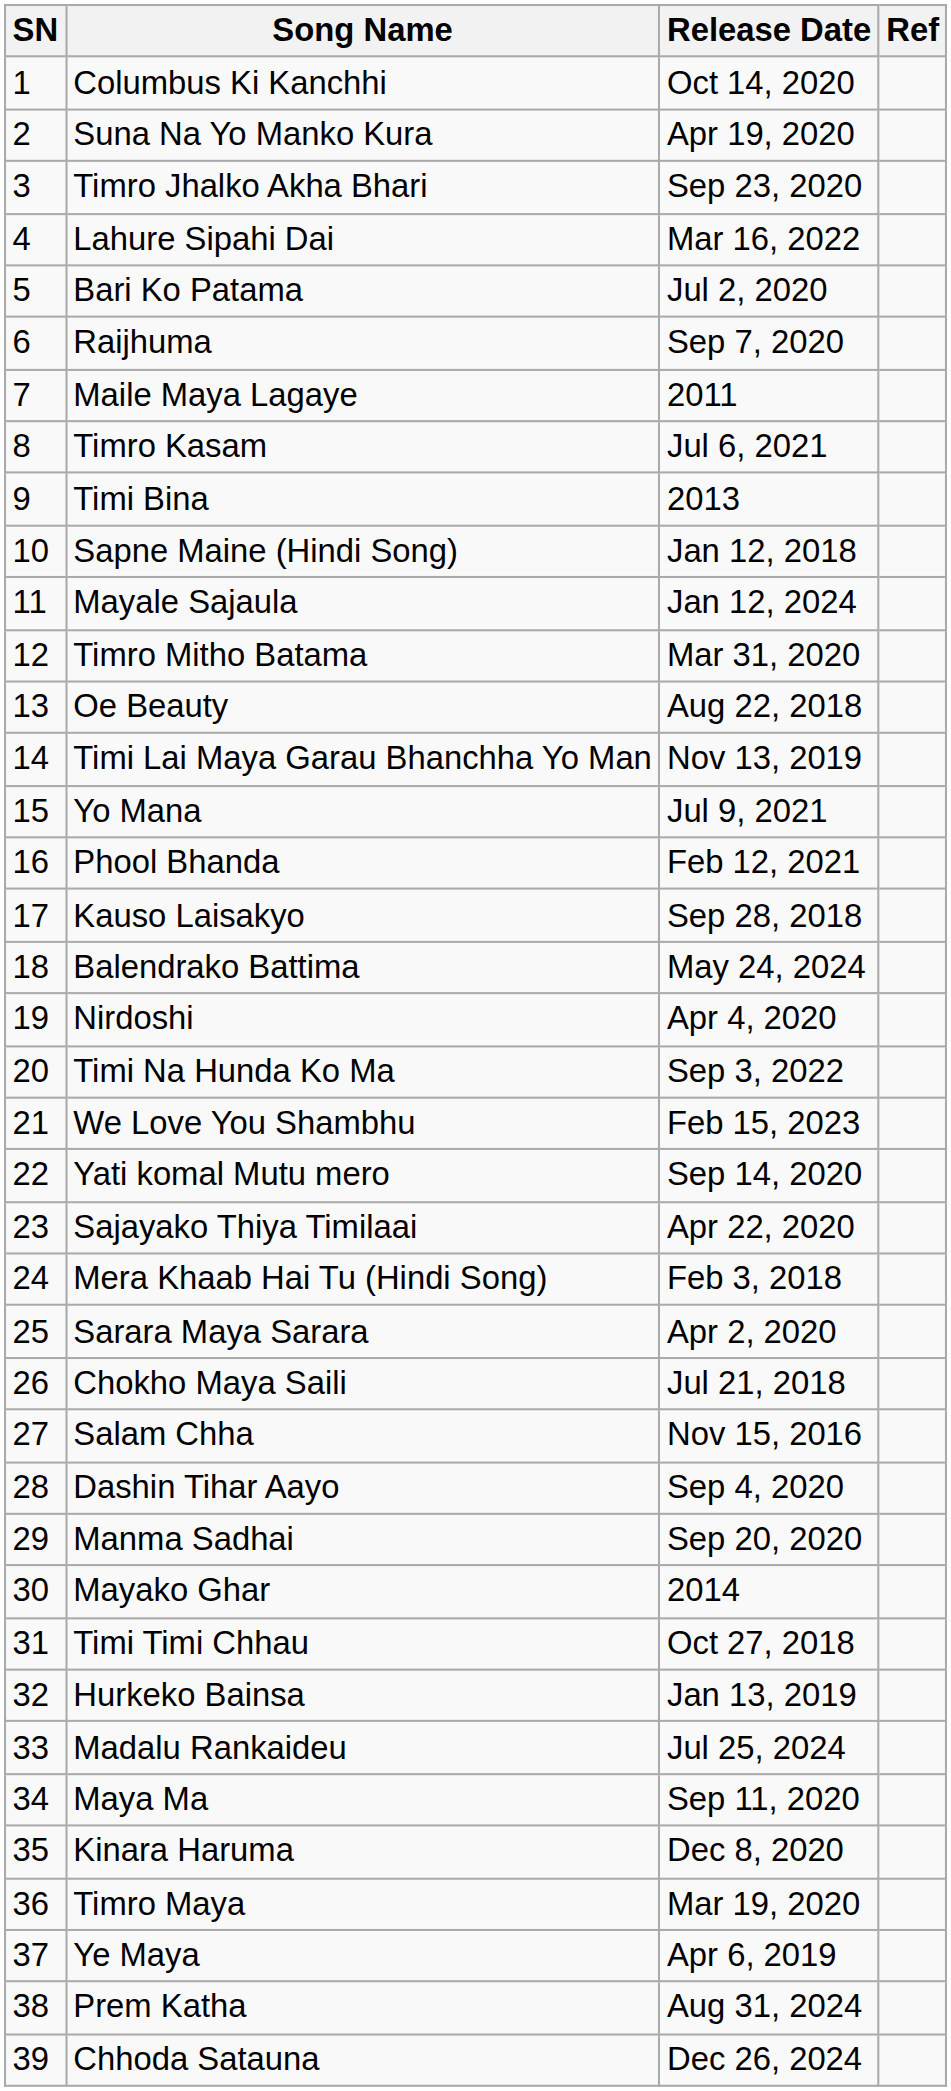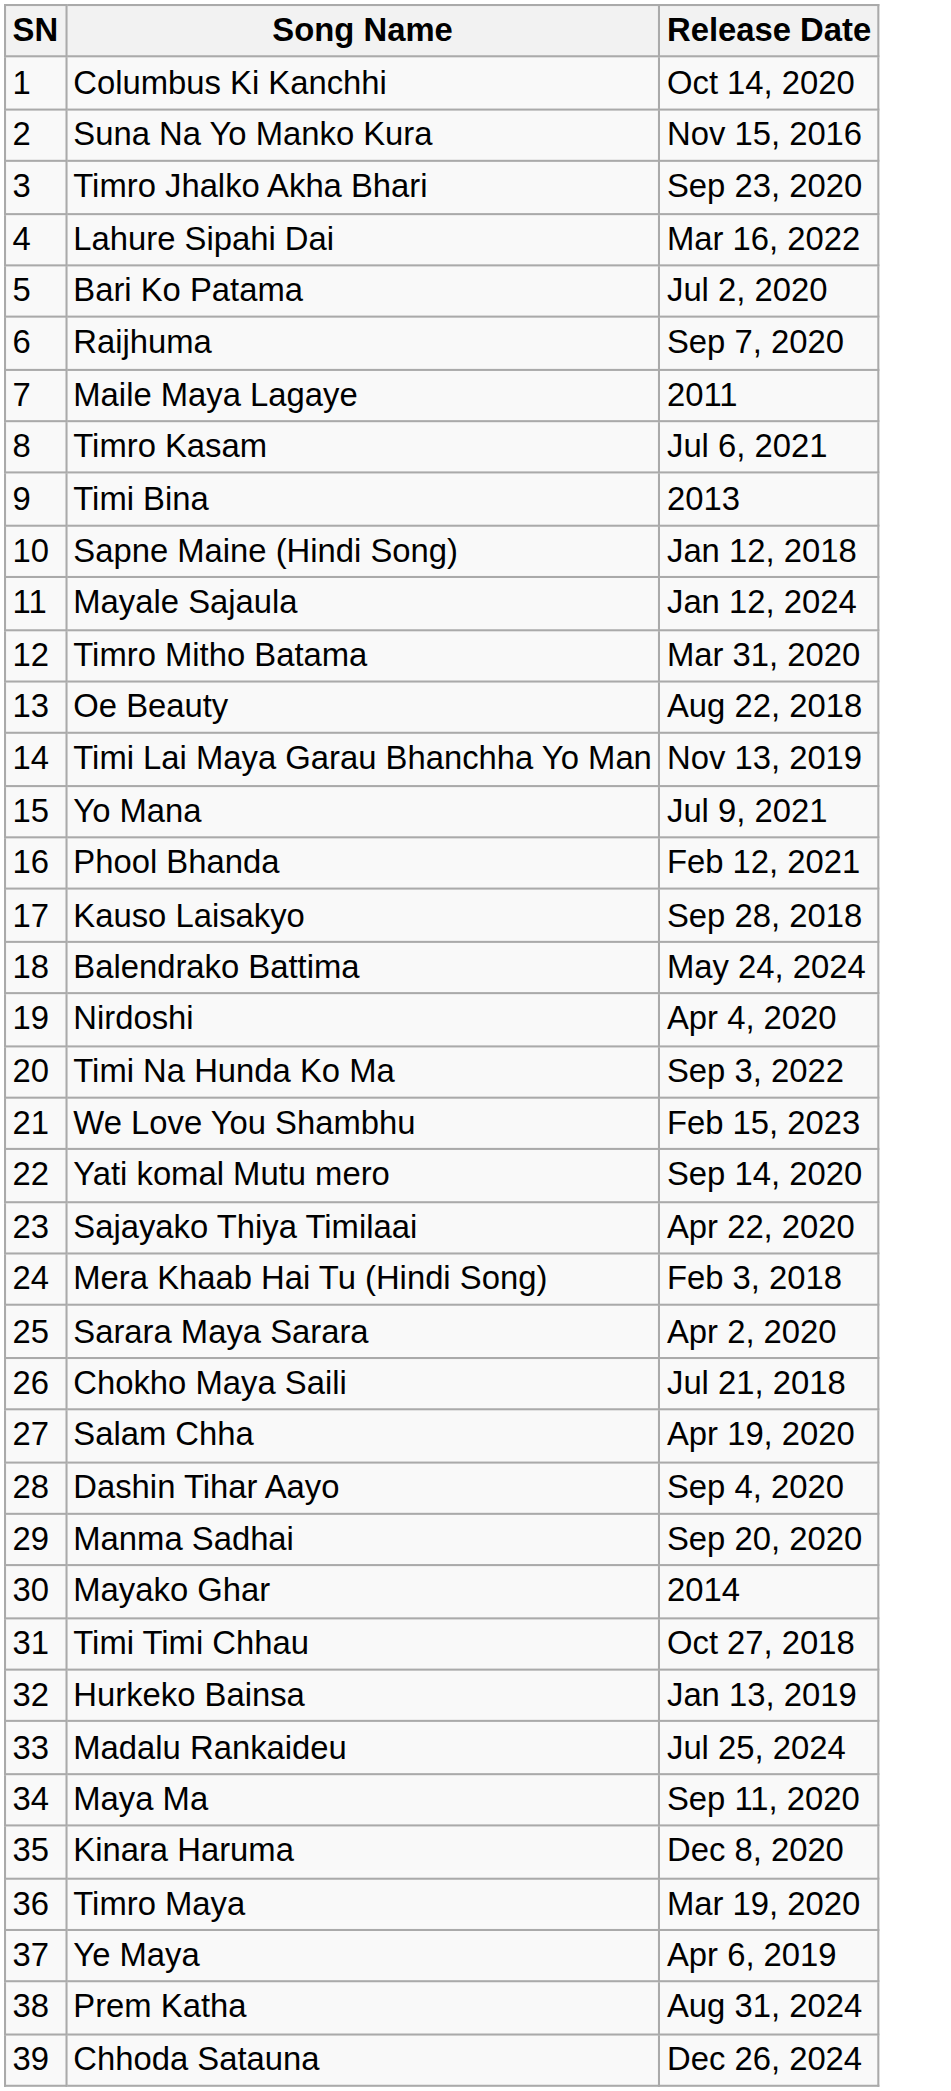- column: (913, 30)
(761, 134) Apr 19, 2020 -> (765, 134) Nov 15, 2016
(765, 1435) Nov 15, 2016 -> (761, 1435) Apr 19, 2020
